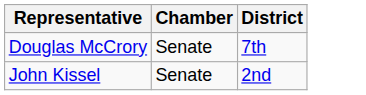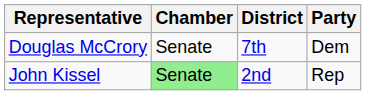+ column: (334, 18)
(184, 75) no background -> (184, 75) lightgreen background
